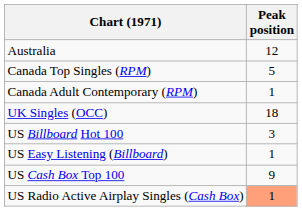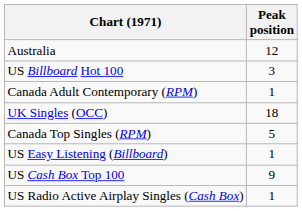rows swapped: (79, 71) <-> (65, 133)
(272, 196) lightsalmon background -> (272, 196) no background
